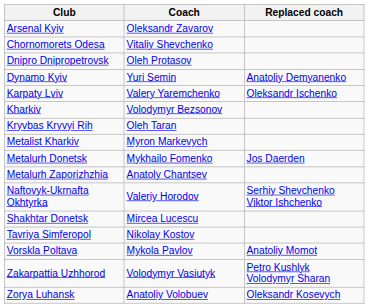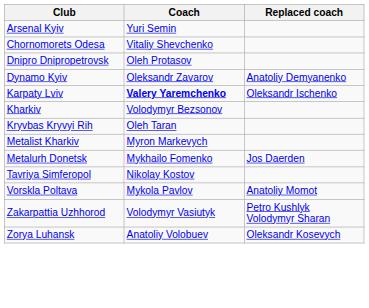(170, 28) Oleksandr Zavarov -> (151, 28) Yuri Semin
(151, 77) Yuri Semin -> (170, 77) Oleksandr Zavarov
(173, 93) normal -> (176, 93) bold
- row: (57, 175)
- row: (48, 197)
- row: (47, 219)
